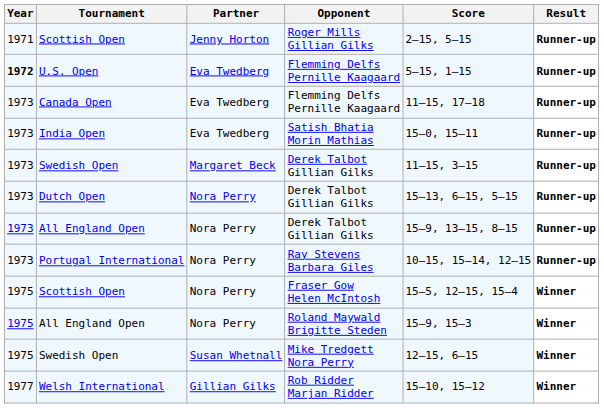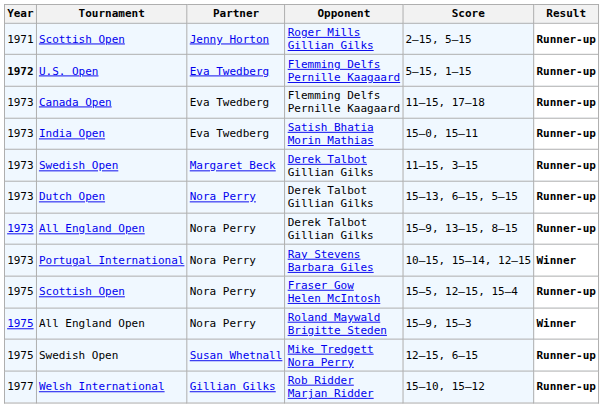(566, 260) Runner-up -> (556, 260) Winner
(556, 292) Winner -> (566, 292) Runner-up
(556, 355) Winner -> (566, 355) Runner-up
(556, 386) Winner -> (566, 386) Runner-up
